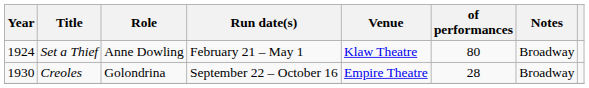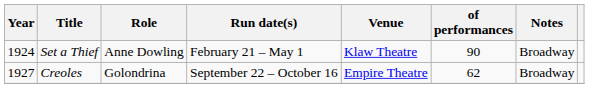(473, 51) 80 -> (473, 51) 90
(21, 72) 1930 -> (21, 72) 1927
(473, 72) 28 -> (473, 72) 62
